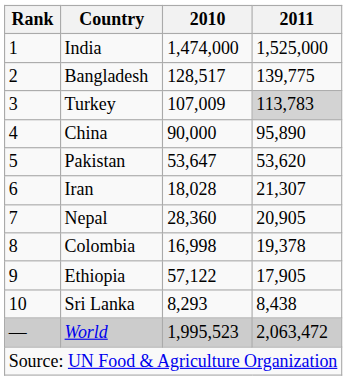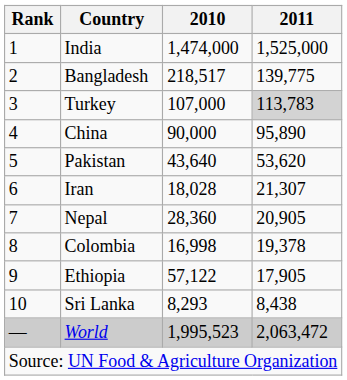(196, 76) 128,517 -> (196, 76) 218,517
(196, 104) 107,009 -> (196, 104) 107,000
(192, 161) 53,647 -> (192, 161) 43,640
